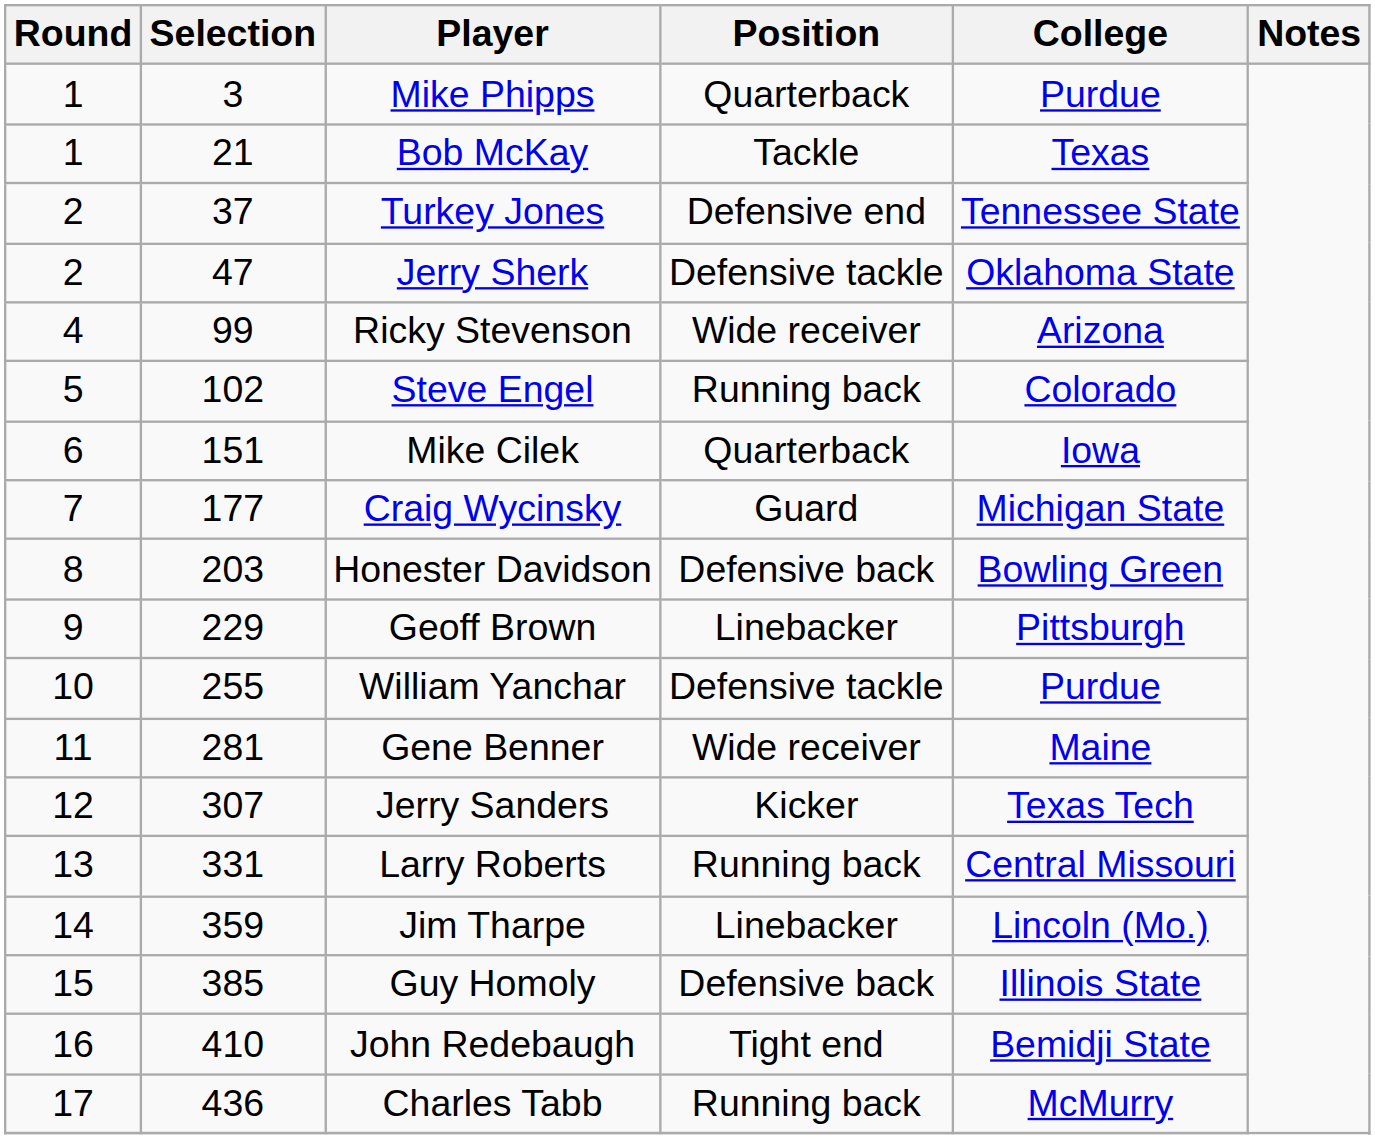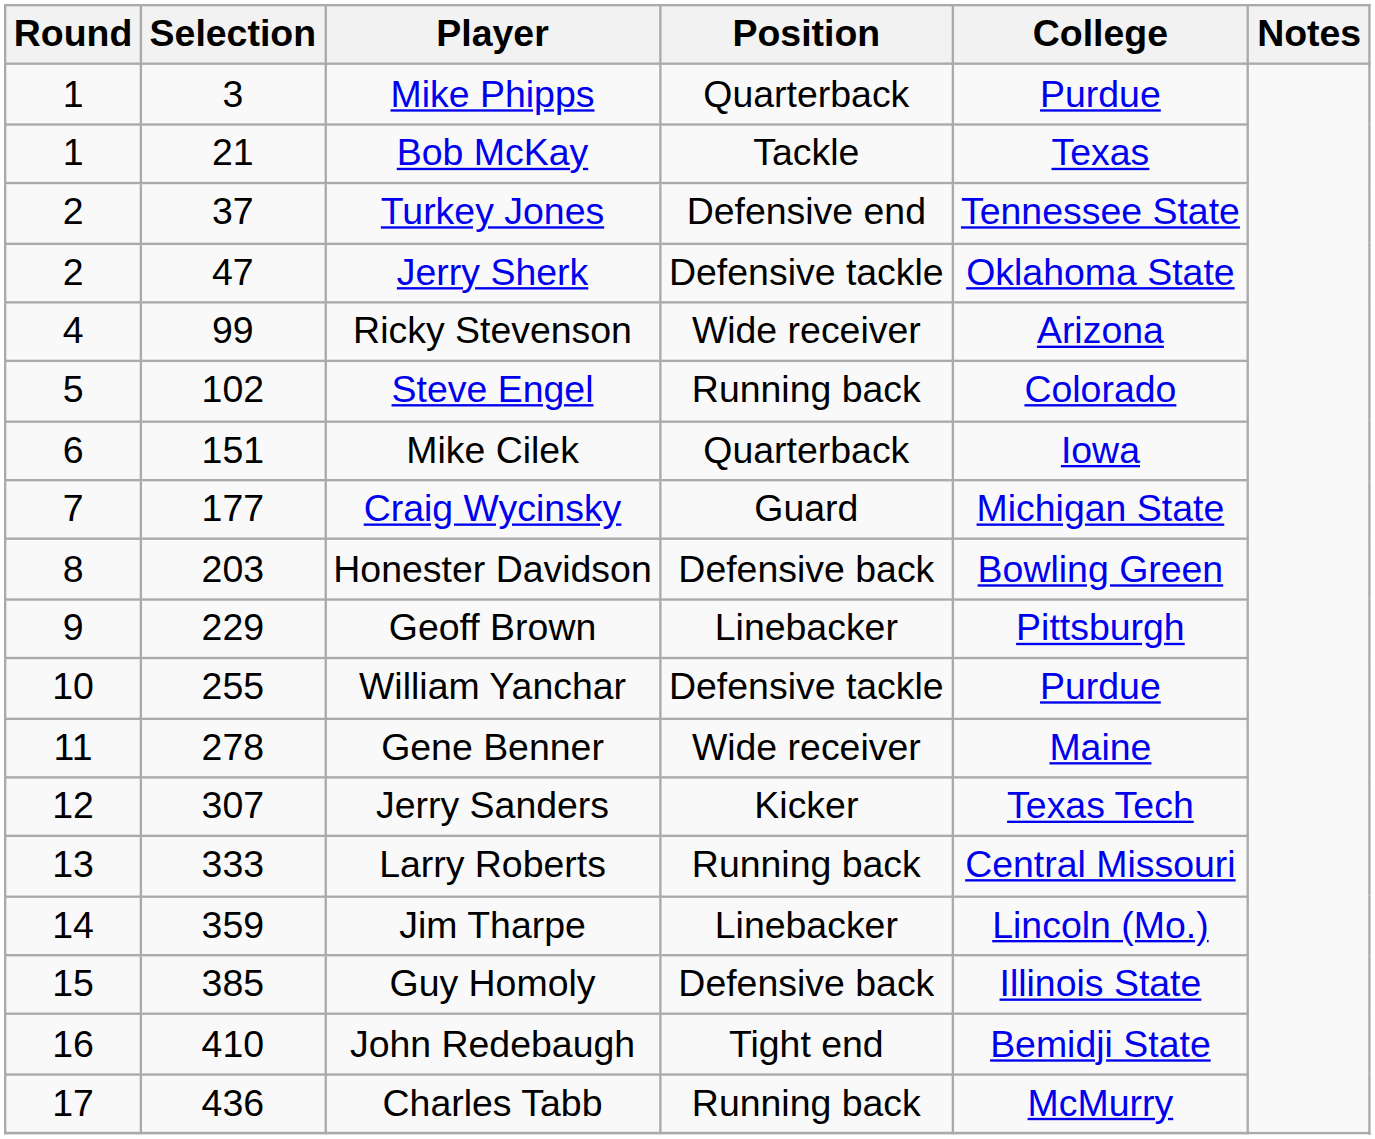(233, 746) 281 -> (233, 746) 278
(233, 865) 331 -> (233, 865) 333
